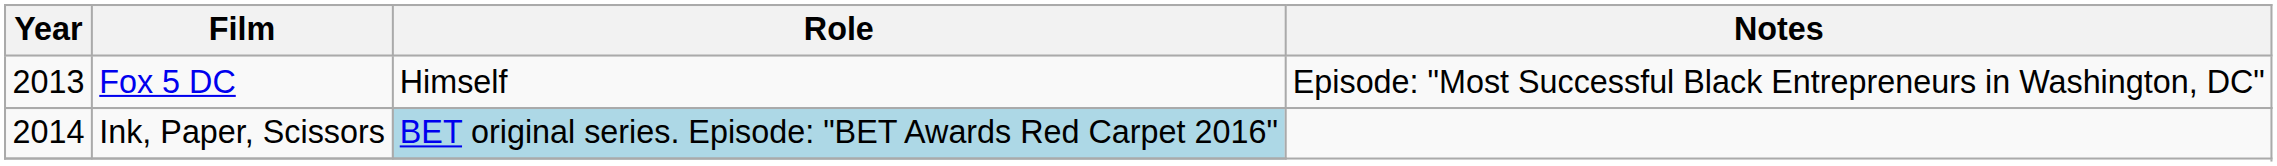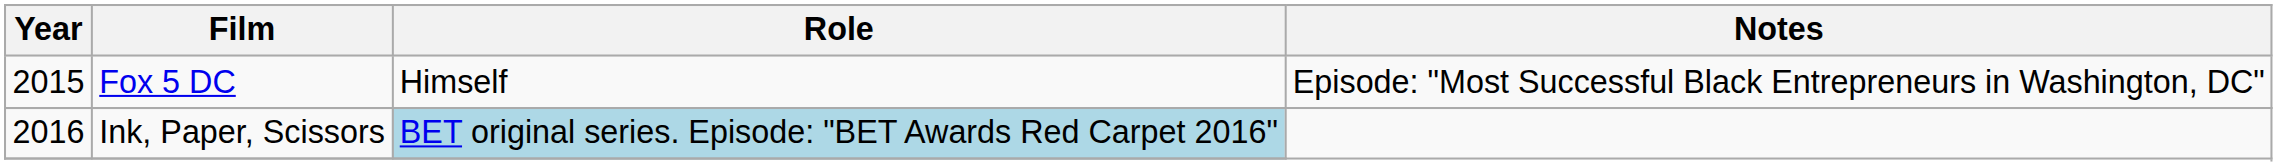(48, 81) 2013 -> (48, 81) 2015
(48, 132) 2014 -> (48, 132) 2016
